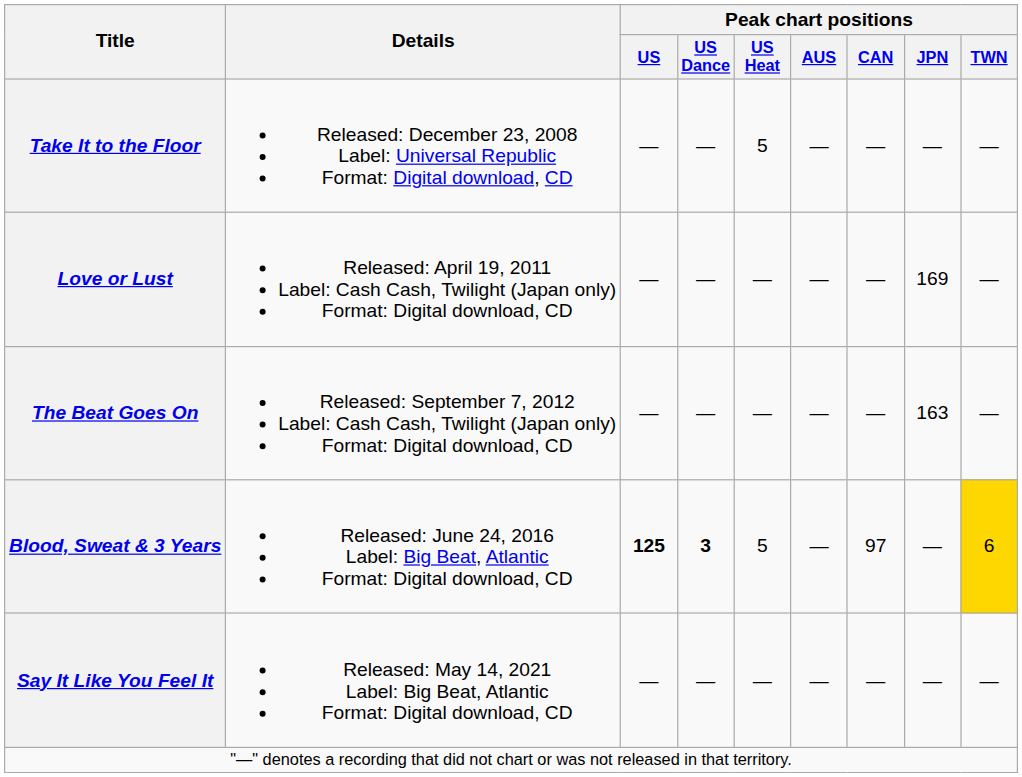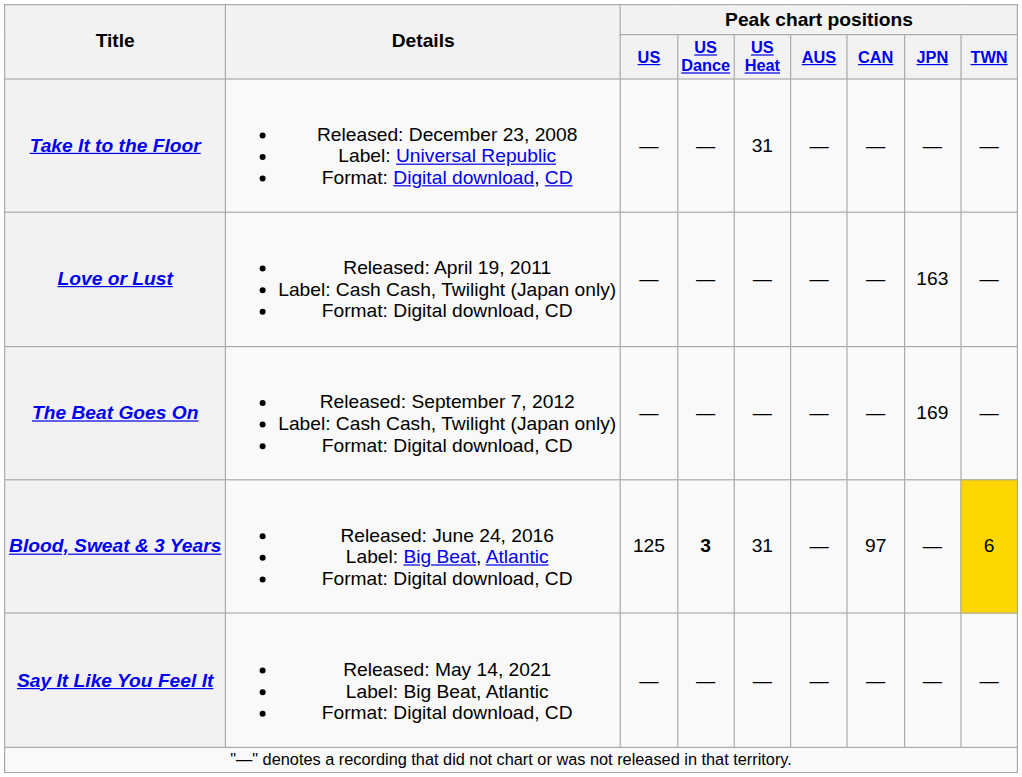(762, 145) 5 -> (762, 145) 31
(932, 279) 169 -> (932, 279) 163
(932, 412) 163 -> (932, 412) 169
(649, 546) bold -> (649, 546) normal
(762, 546) 5 -> (762, 546) 31
